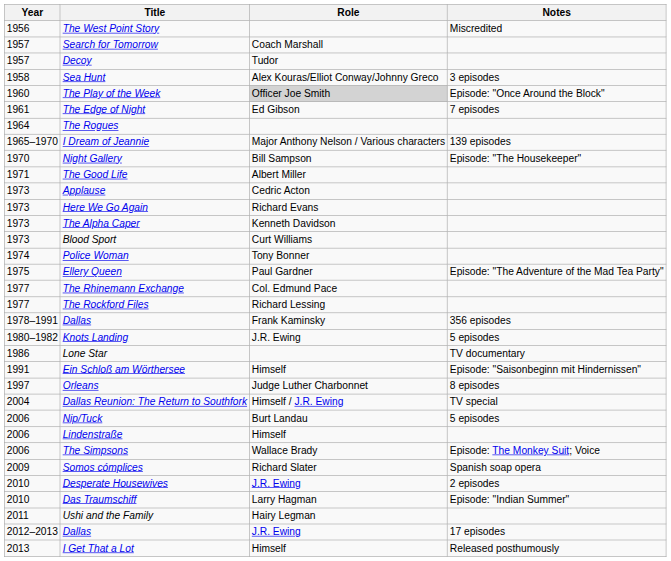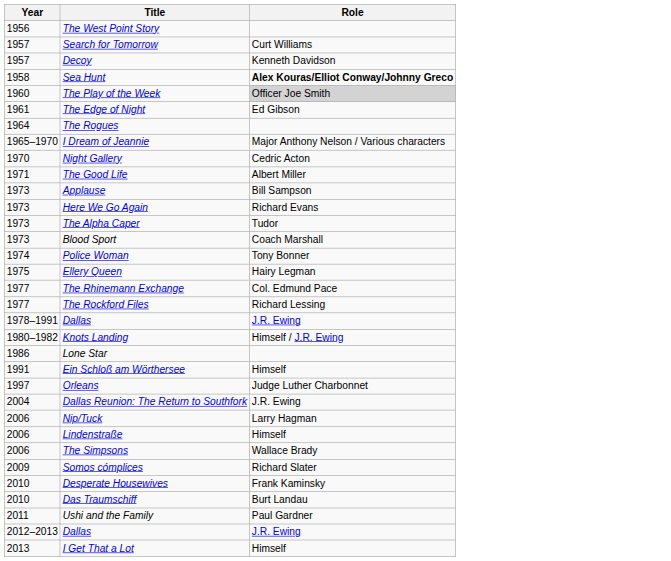- column: (557, 12)
(287, 45) Coach Marshall -> (282, 45) Curt Williams
(265, 61) Tudor -> (294, 61) Kenneth Davidson
(345, 77) normal -> (353, 77) bold
(282, 158) Bill Sampson -> (281, 158) Cedric Acton
(281, 191) Cedric Acton -> (282, 191) Bill Sampson
(294, 223) Kenneth Davidson -> (265, 223) Tudor
(282, 239) Curt Williams -> (287, 239) Coach Marshall
(282, 272) Paul Gardner -> (284, 272) Hairy Legman
(289, 321) Frank Kaminsky -> (276, 321) J.R. Ewing
(276, 337) J.R. Ewing -> (298, 337) Himself / J.R. Ewing
(298, 402) Himself / J.R. Ewing -> (276, 402) J.R. Ewing
(280, 418) Burt Landau -> (284, 418) Larry Hagman
(276, 483) J.R. Ewing -> (289, 483) Frank Kaminsky
(284, 499) Larry Hagman -> (280, 499) Burt Landau
(284, 516) Hairy Legman -> (282, 516) Paul Gardner
